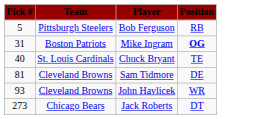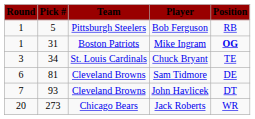+ column: (21, 12)
(20, 59) 40 -> (53, 59) 34
(197, 91) WR -> (230, 91) DT
(197, 106) DT -> (230, 106) WR
